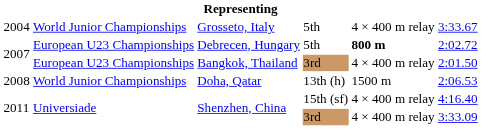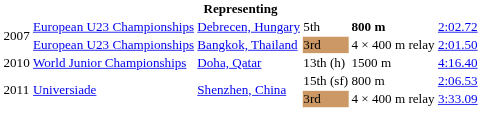- row: (236, 26)
(17, 81) 2008 -> (17, 63) 2010
(458, 81) 2:06.53 -> (458, 63) 4:16.40
(393, 99) 4 × 400 m relay -> (368, 81) 800 m
(458, 99) 4:16.40 -> (458, 81) 2:06.53
